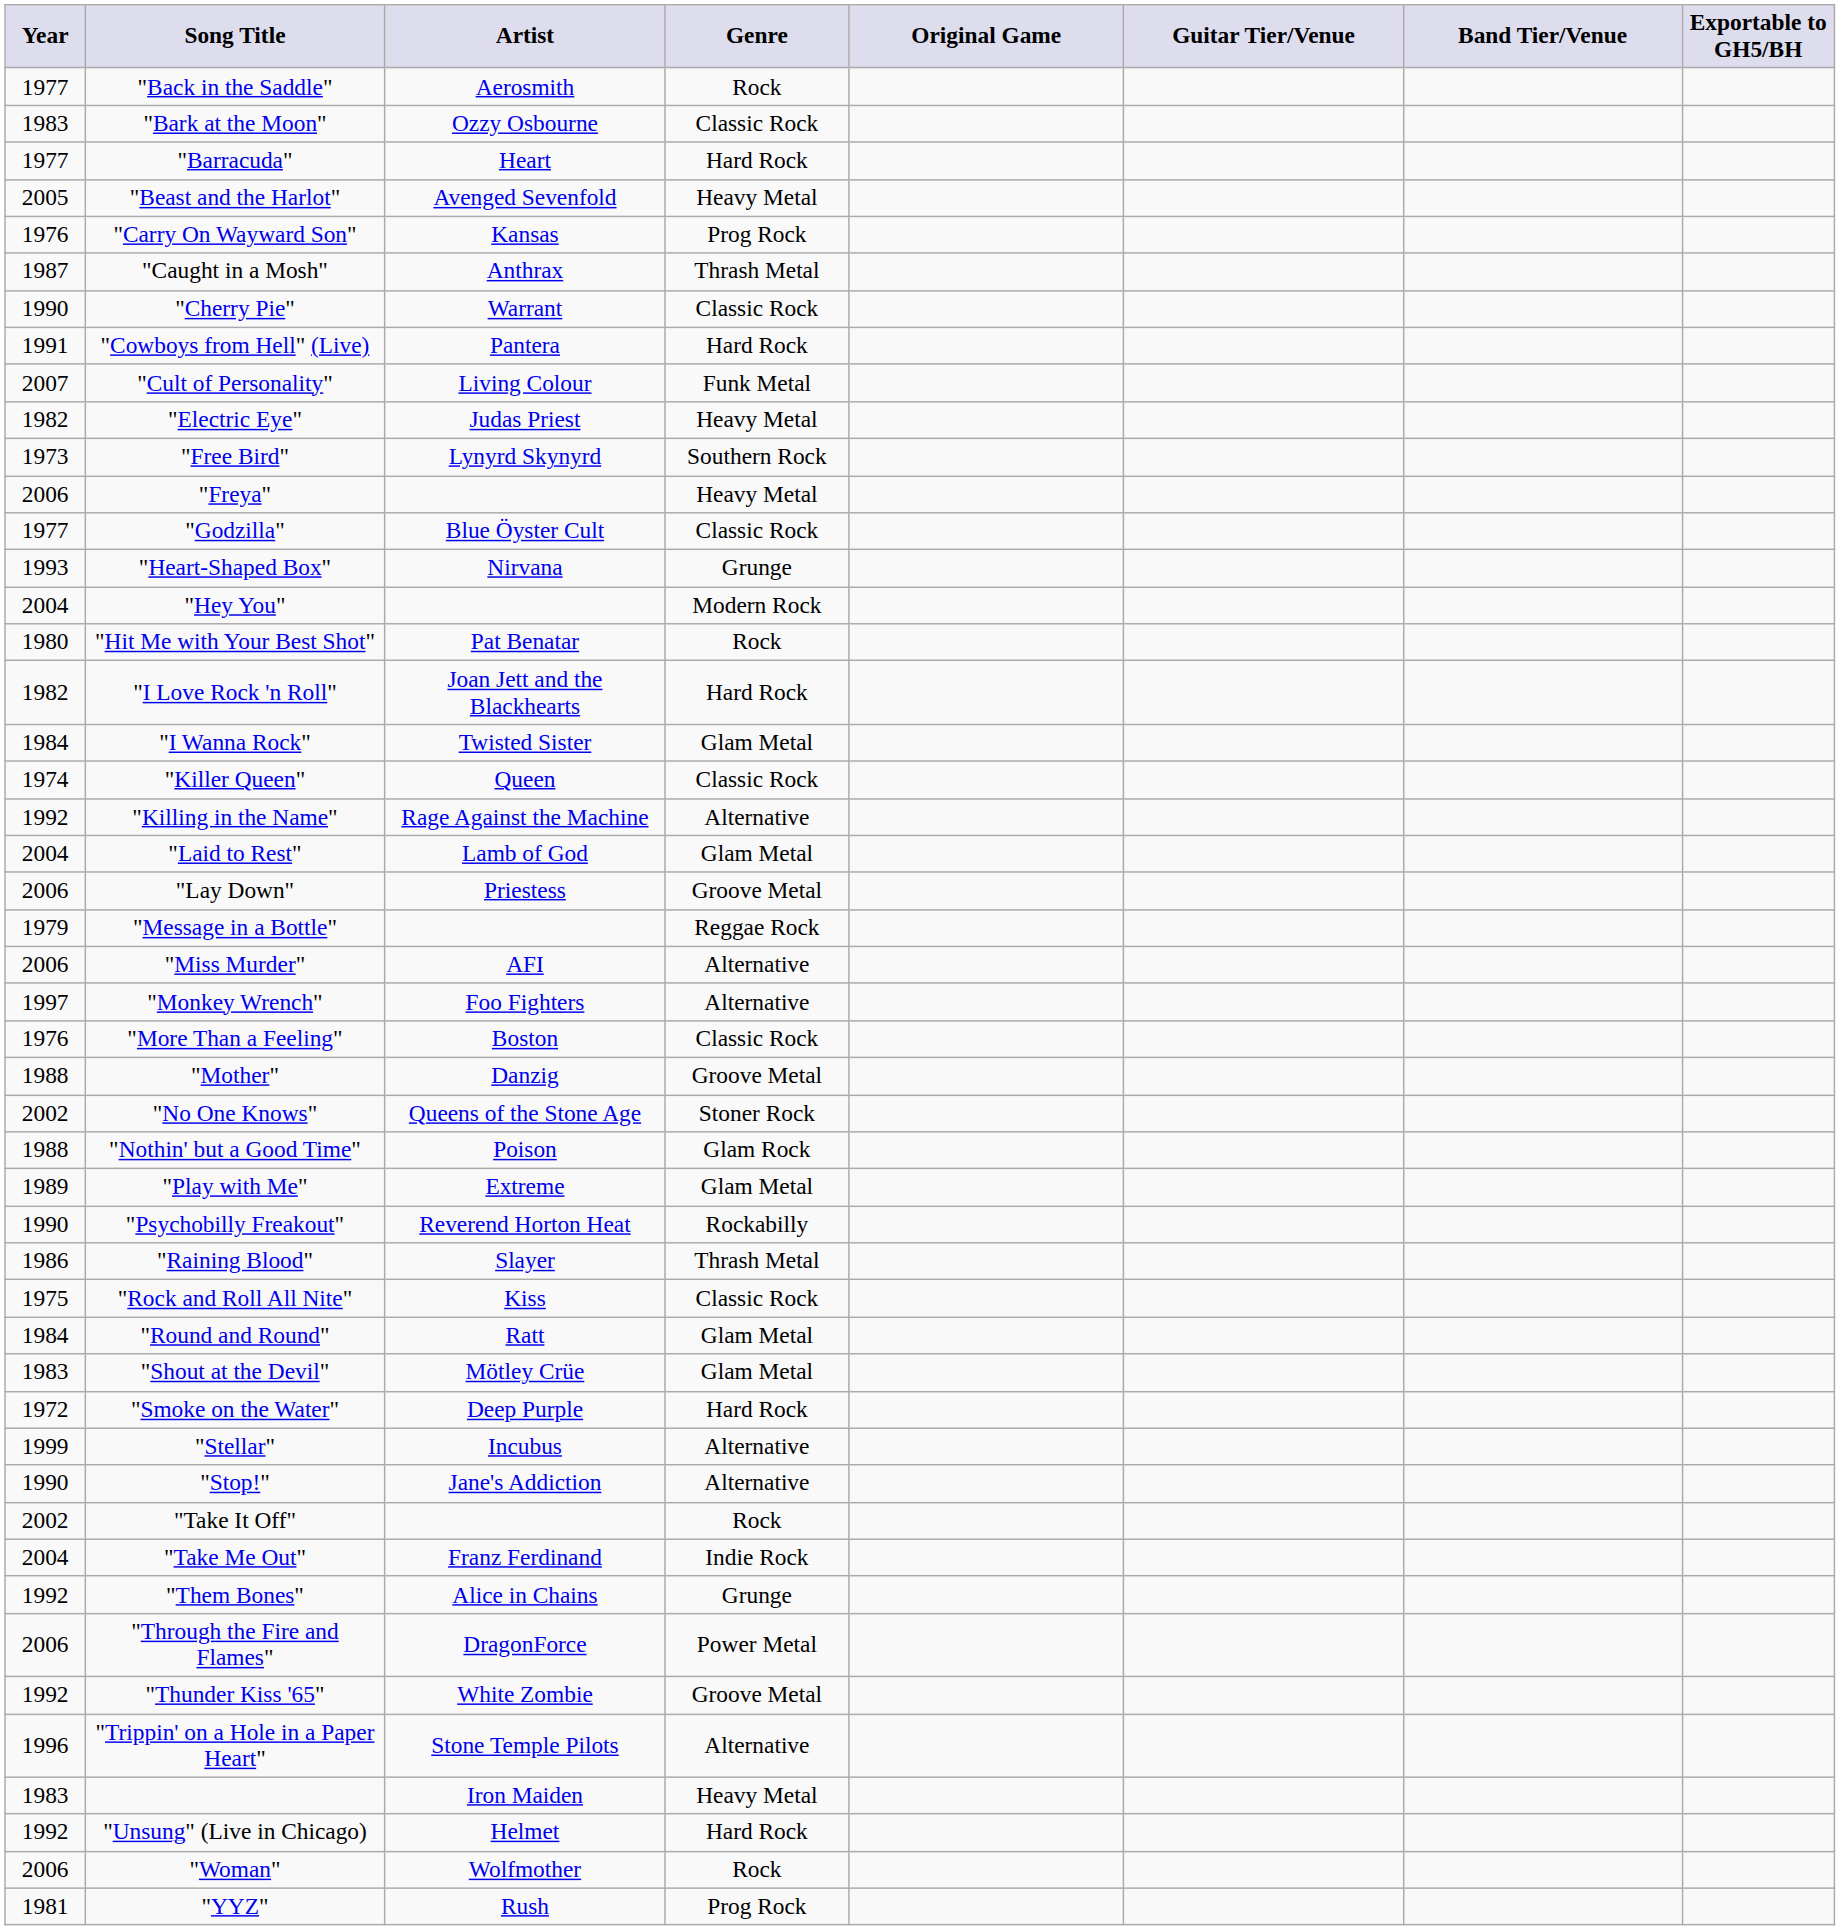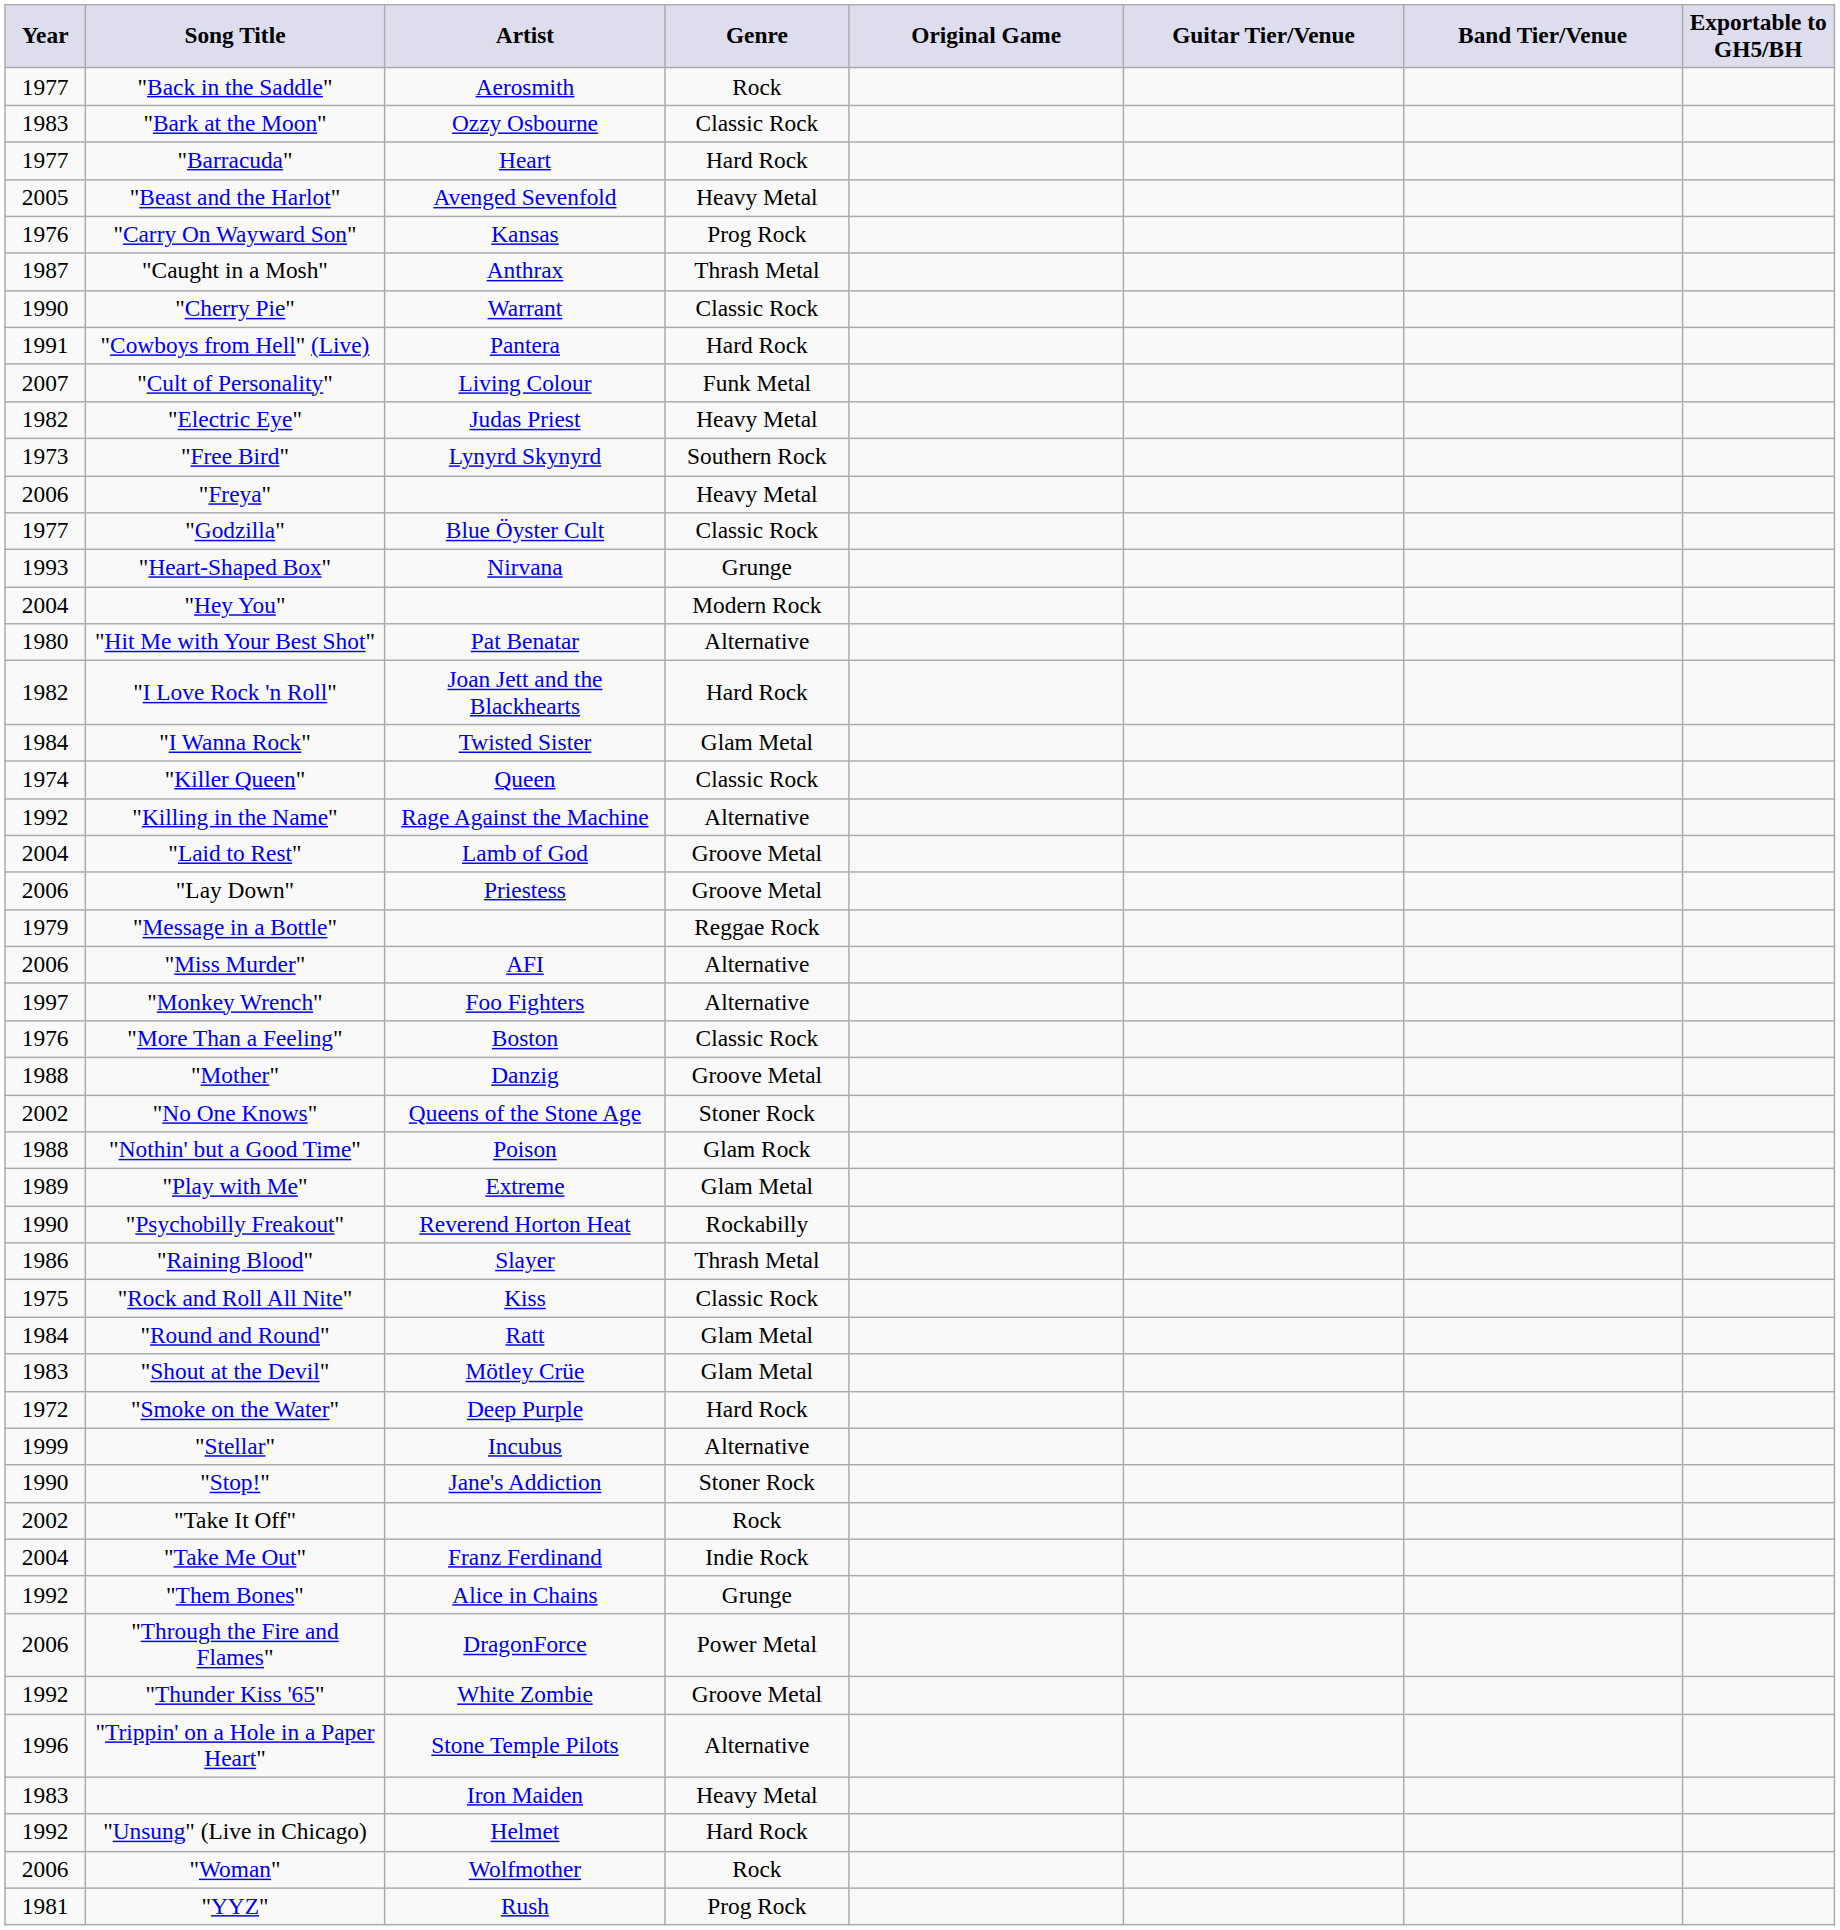(757, 642) Rock -> (757, 642) Alternative
(757, 853) Glam Metal -> (757, 853) Groove Metal
(757, 1483) Alternative -> (757, 1483) Stoner Rock
